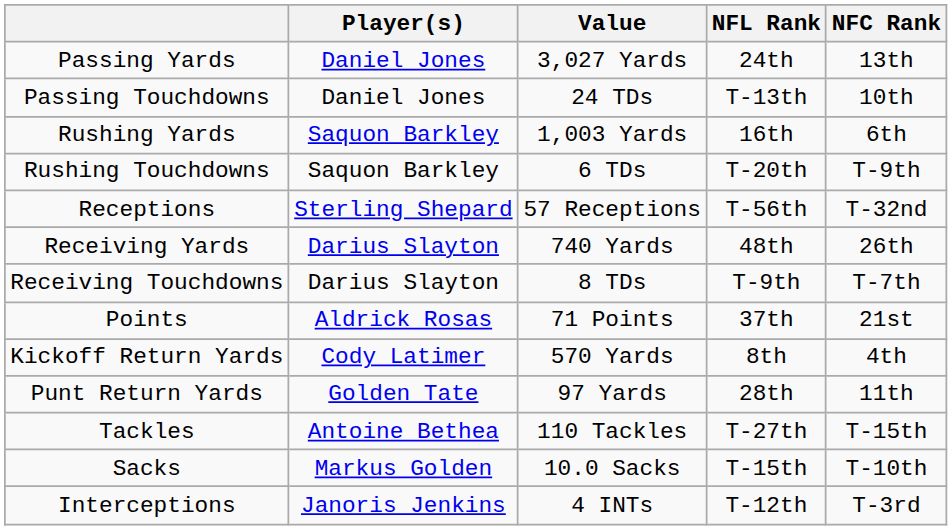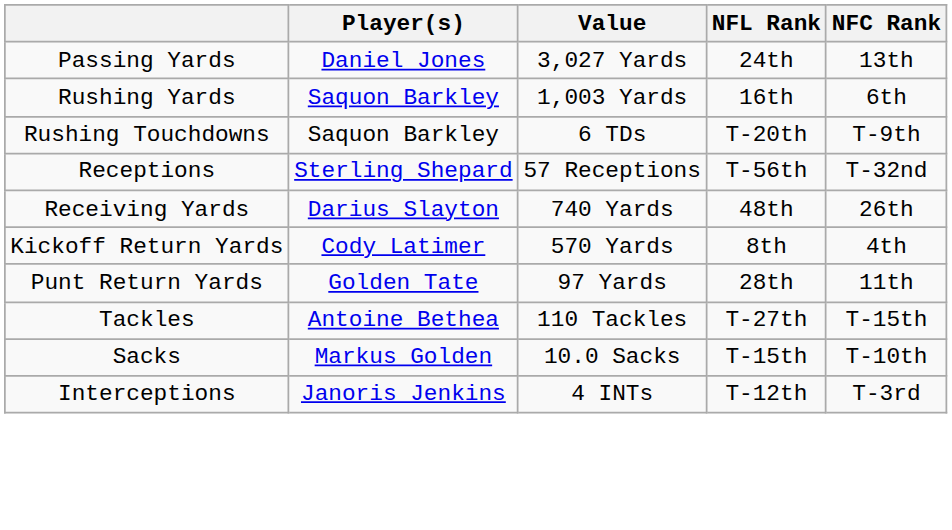- row: (147, 98)
- row: (147, 283)
- row: (147, 320)
